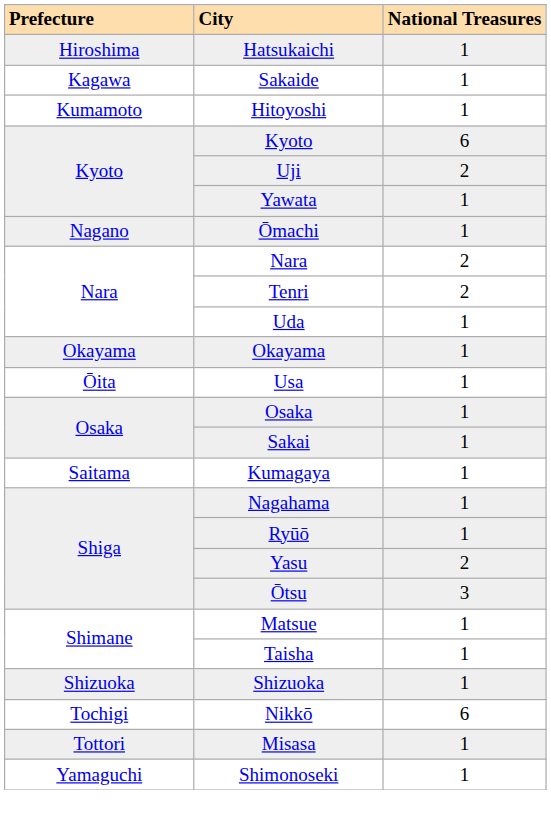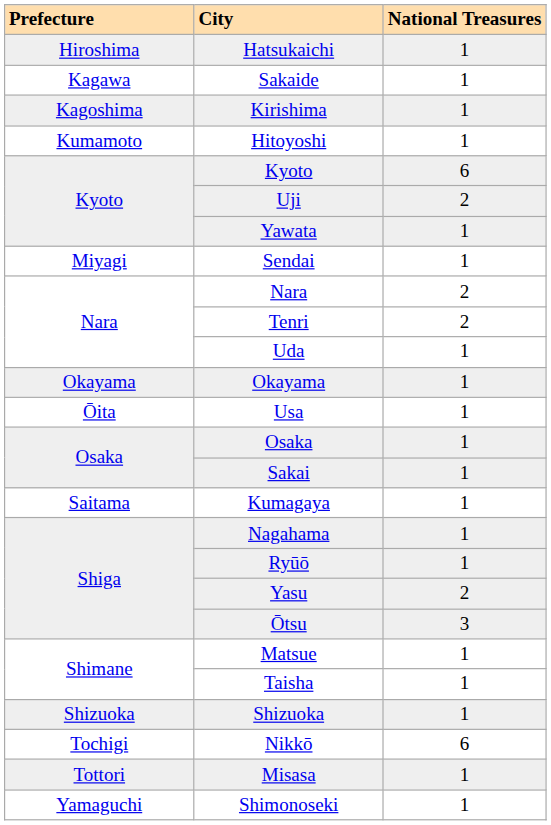+ row: (289, 110)
+ row: (289, 261)
- row: (289, 231)
